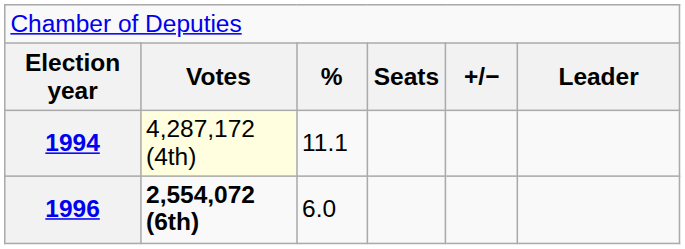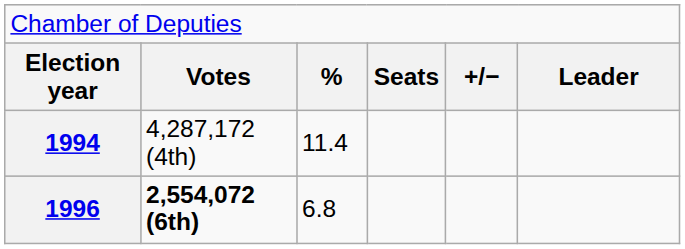(200, 142) lightyellow background -> (200, 142) no background
(325, 142) 11.1 -> (325, 142) 11.4
(319, 209) 6.0 -> (319, 209) 6.8
